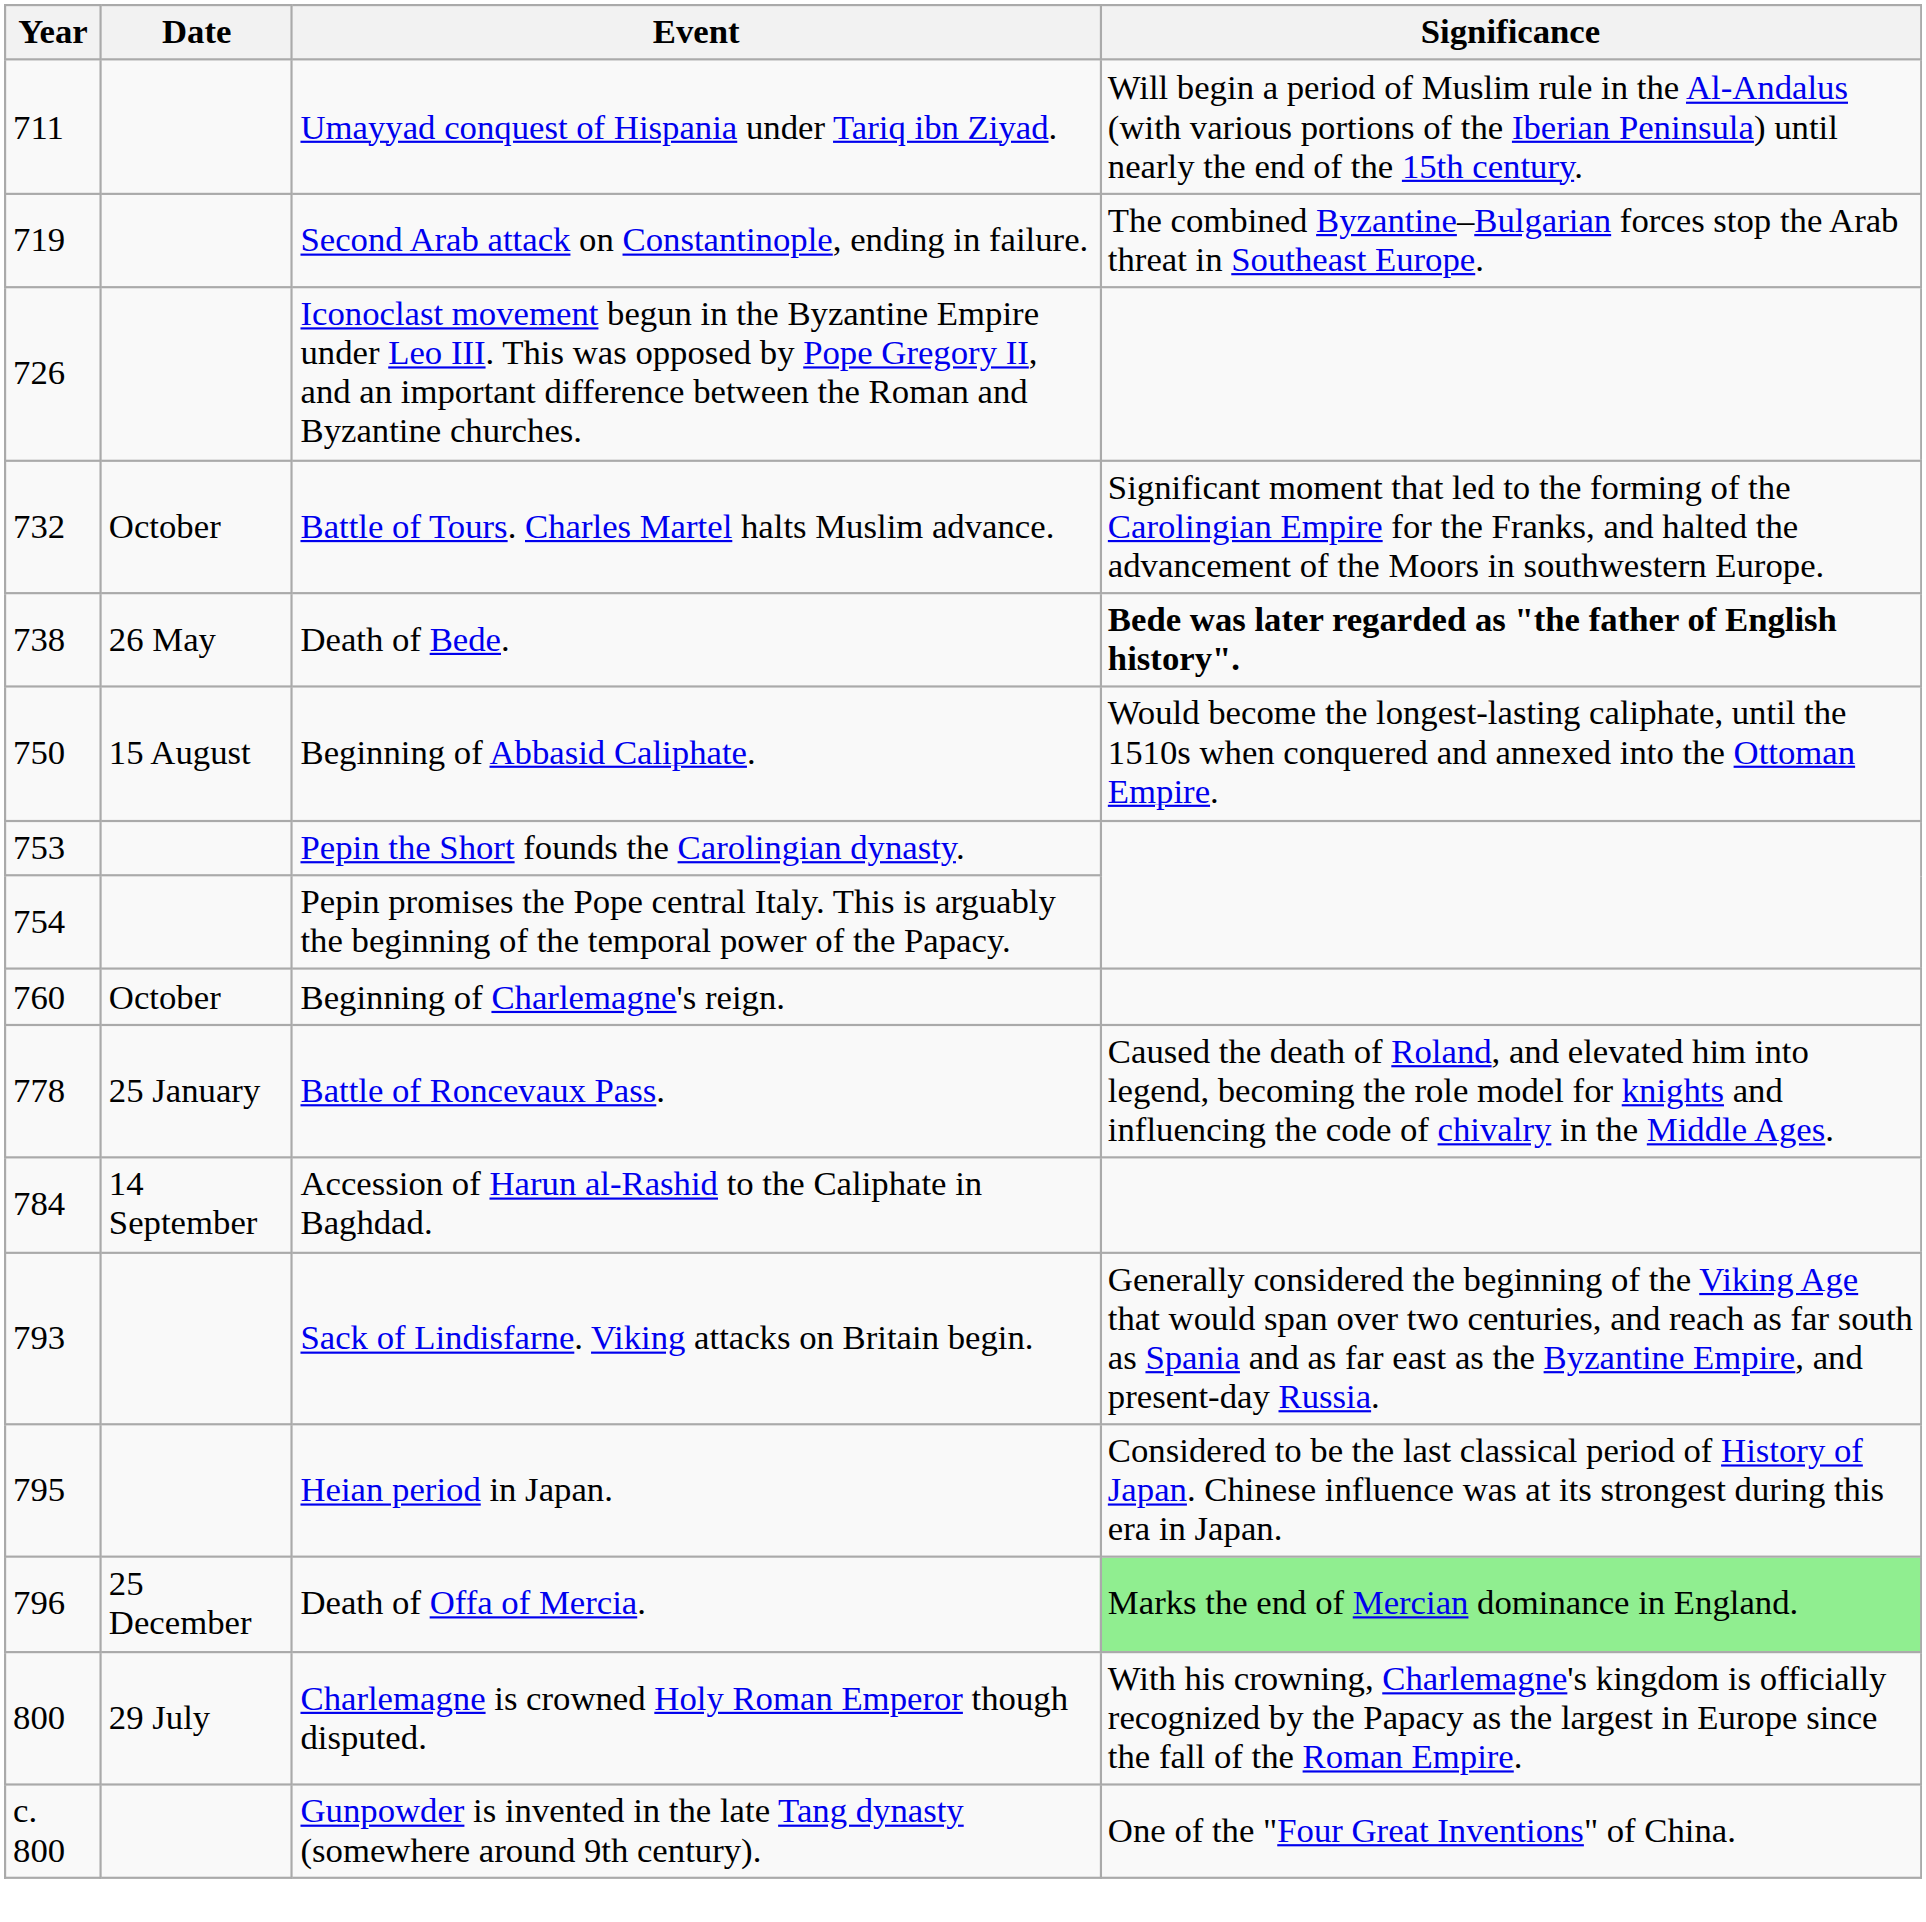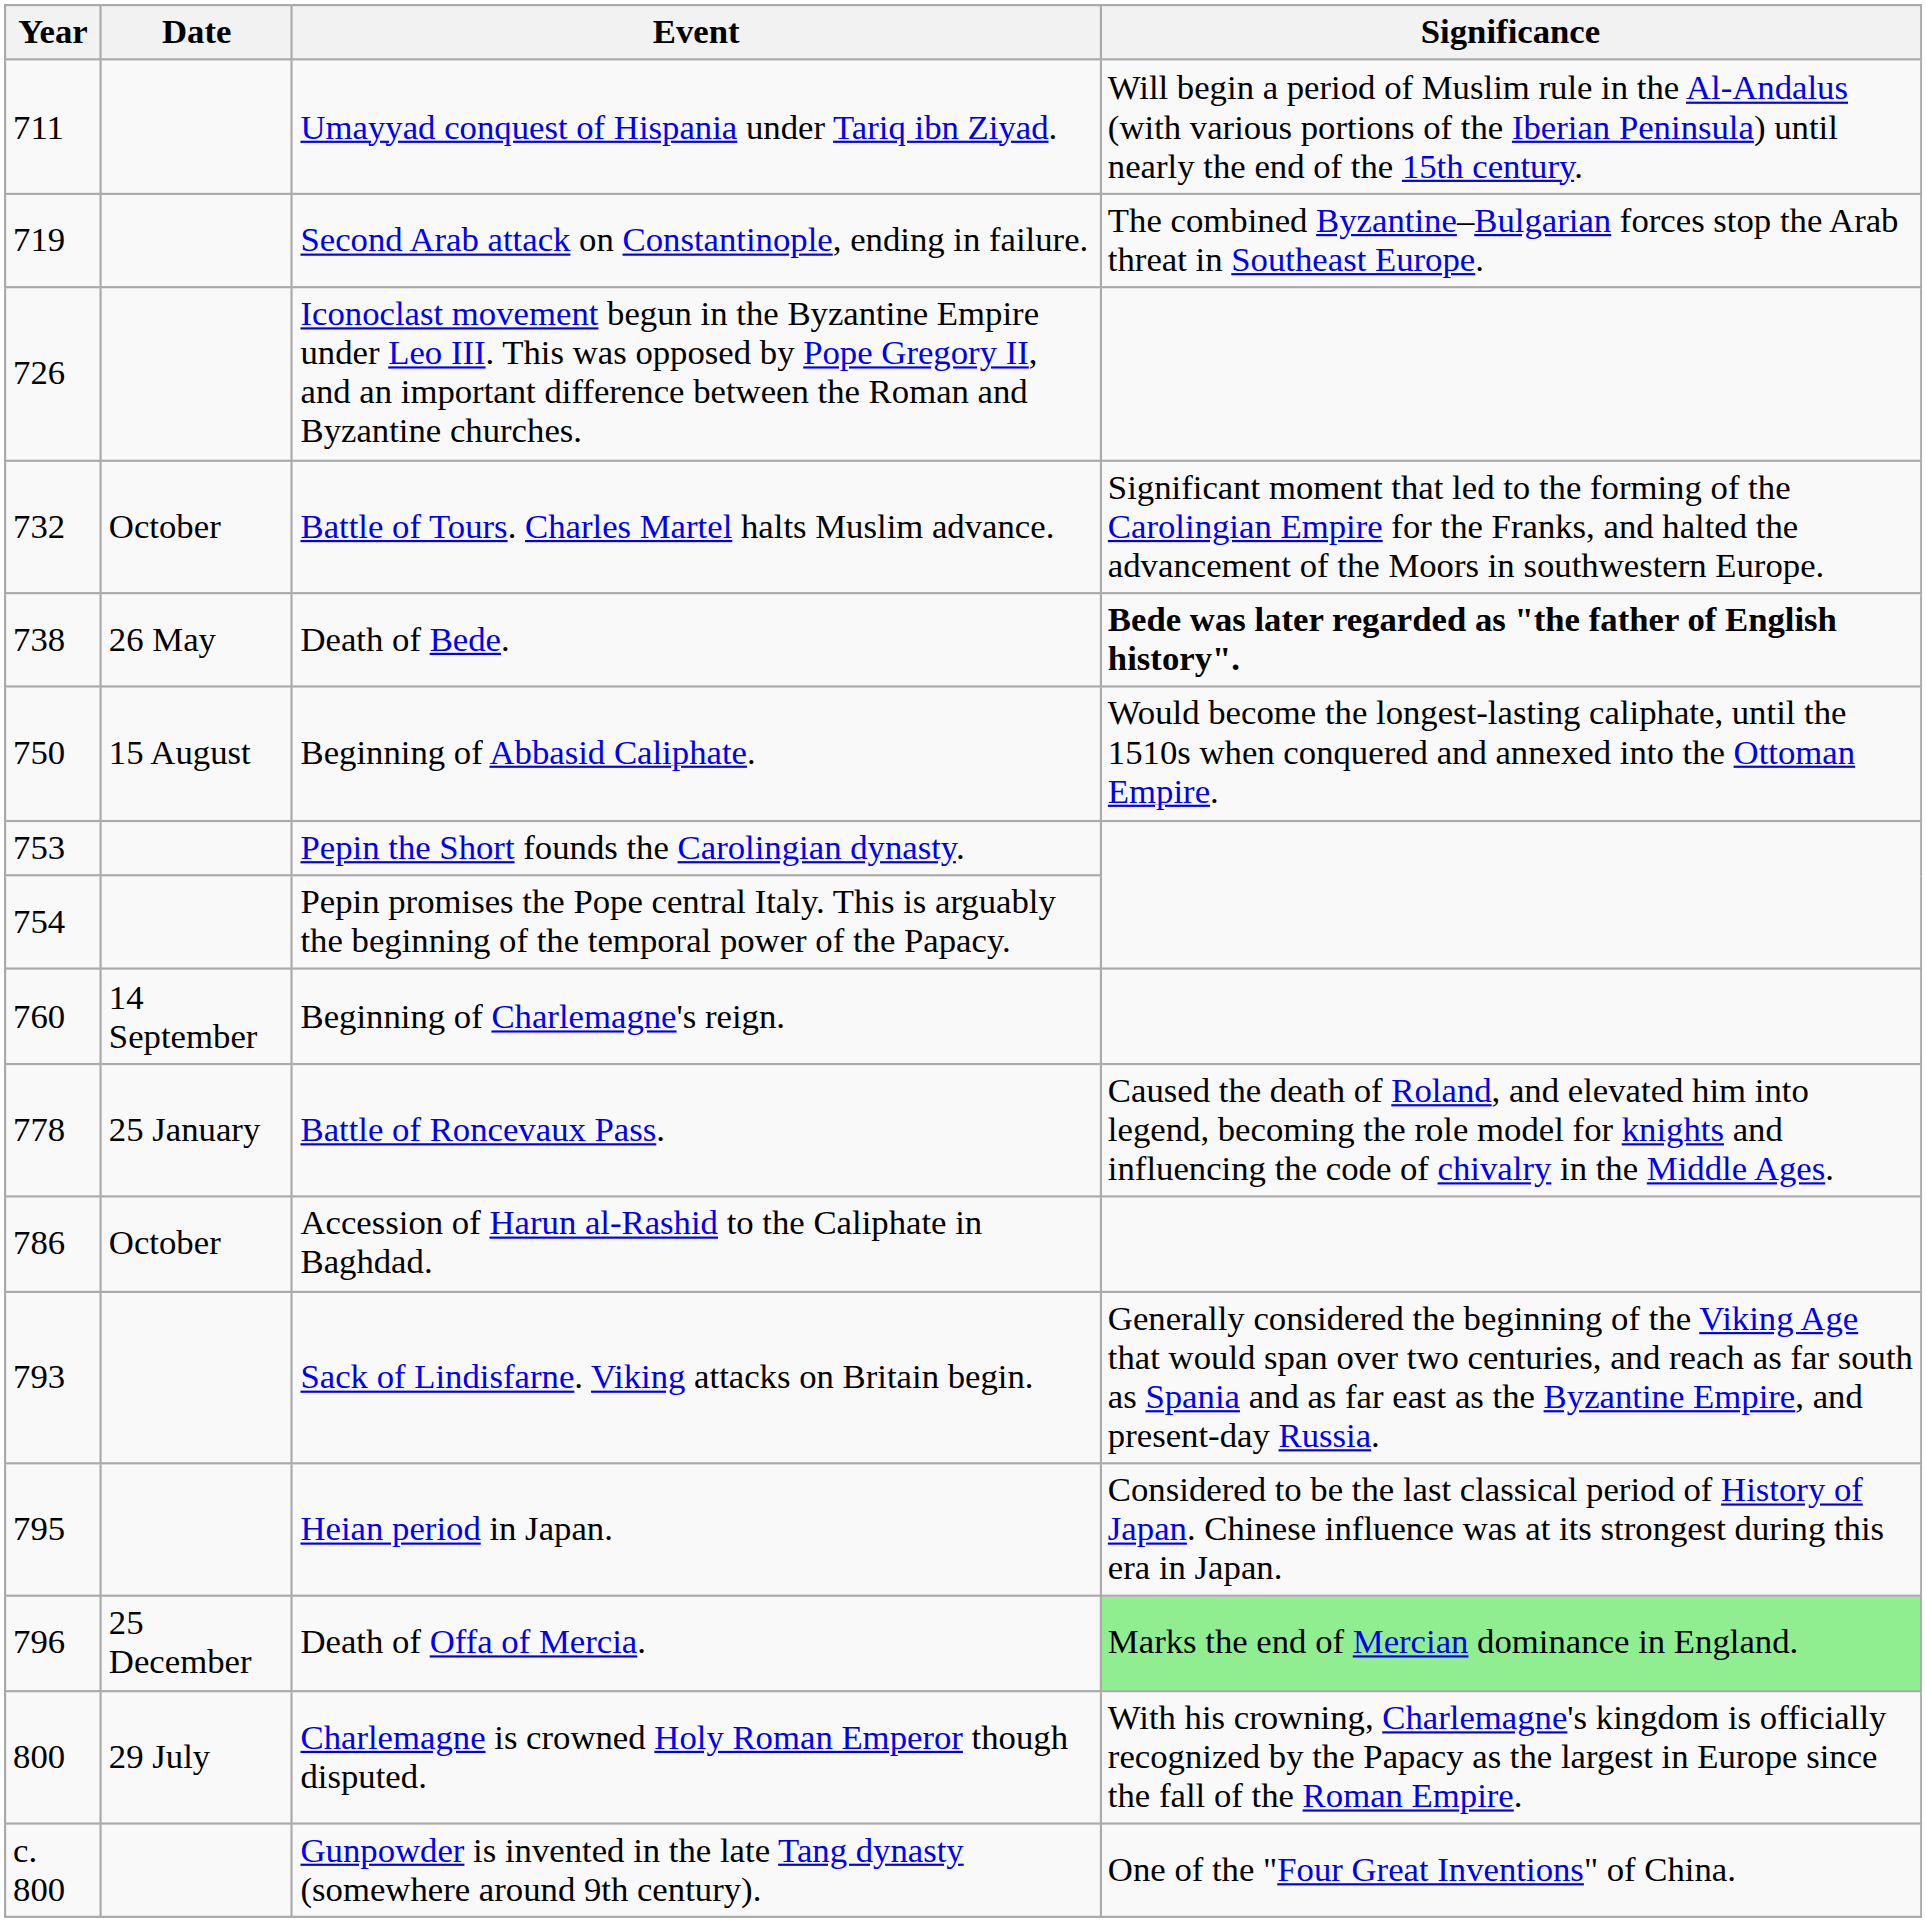(165, 996) October -> (183, 1015) 14 September
(39, 1204) 784 -> (39, 1243) 786
(183, 1204) 14 September -> (165, 1243) October
